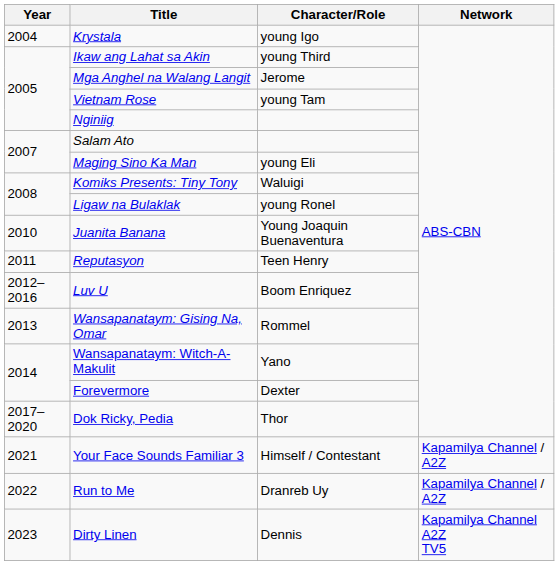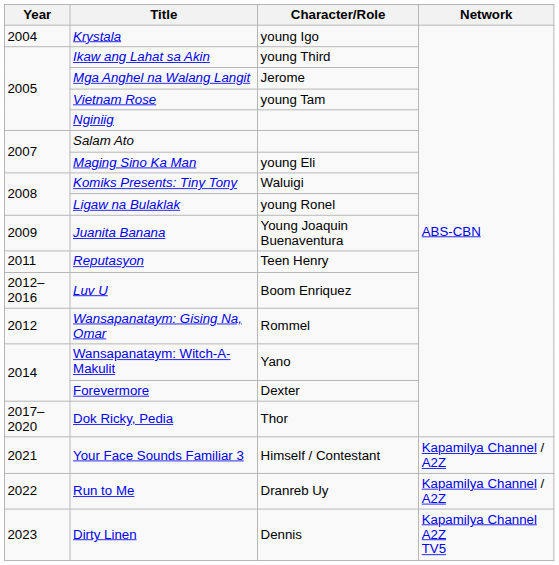(22, 233) 2010 -> (22, 233) 2009
(22, 326) 2013 -> (22, 326) 2012
